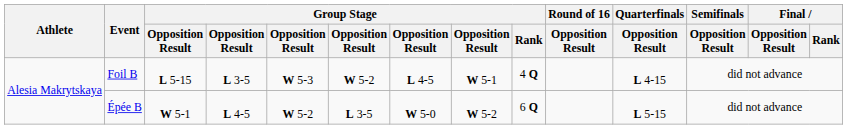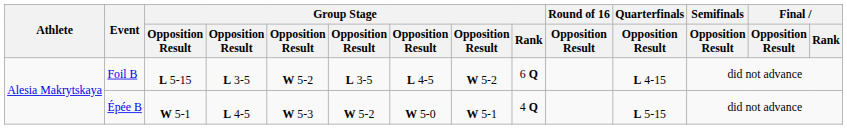(298, 81) W 5-3 -> (298, 81) W 5-2
(359, 81) W 5-2 -> (359, 81) L 3-5
(482, 81) W 5-1 -> (482, 81) W 5-2
(529, 74) 4 Q -> (529, 74) 6 Q
(298, 114) W 5-2 -> (298, 114) W 5-3
(359, 114) L 3-5 -> (359, 114) W 5-2
(482, 114) W 5-2 -> (482, 114) W 5-1
(529, 107) 6 Q -> (529, 107) 4 Q
